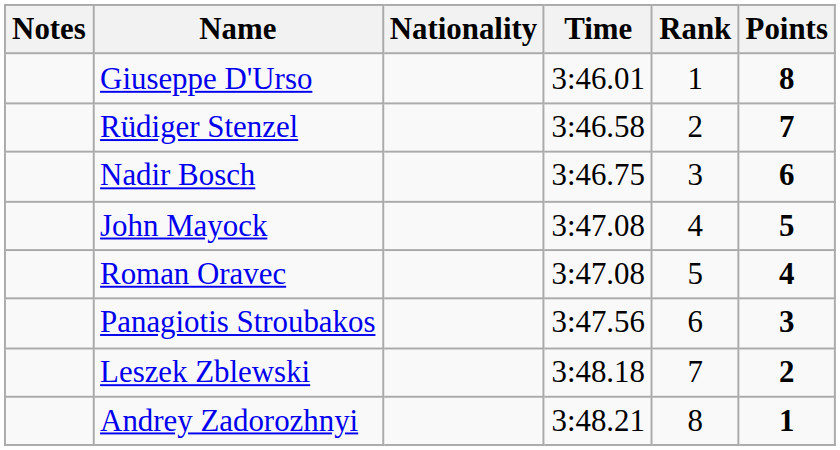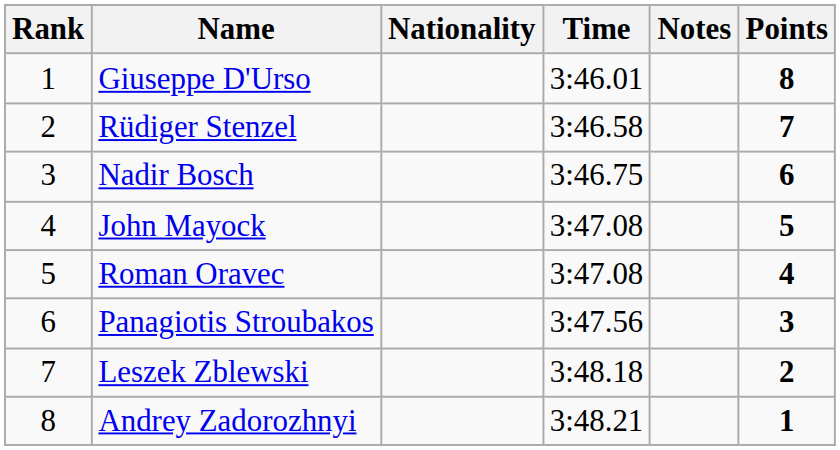columns swapped: (695, 28) <-> (49, 28)
